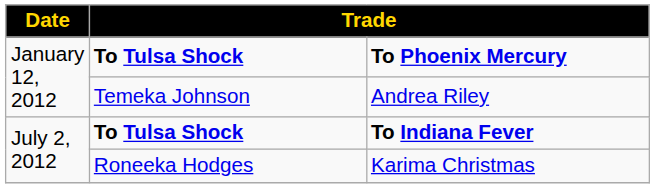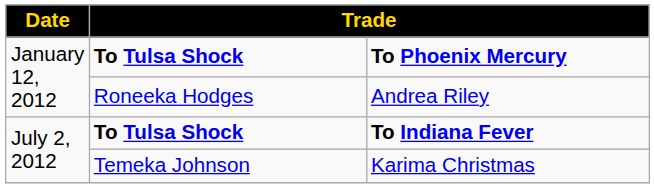(172, 96) Temeka Johnson -> (174, 96) Roneeka Hodges
(174, 165) Roneeka Hodges -> (172, 165) Temeka Johnson
